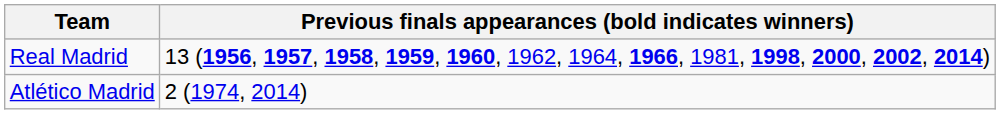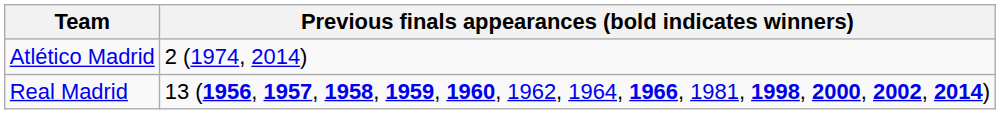rows swapped: (82, 91) <-> (69, 56)
